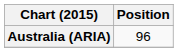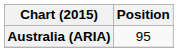(143, 36) 96 -> (143, 36) 95
